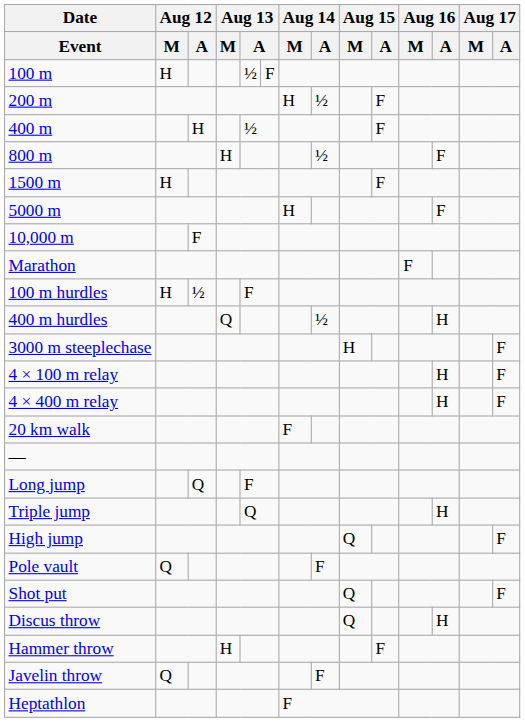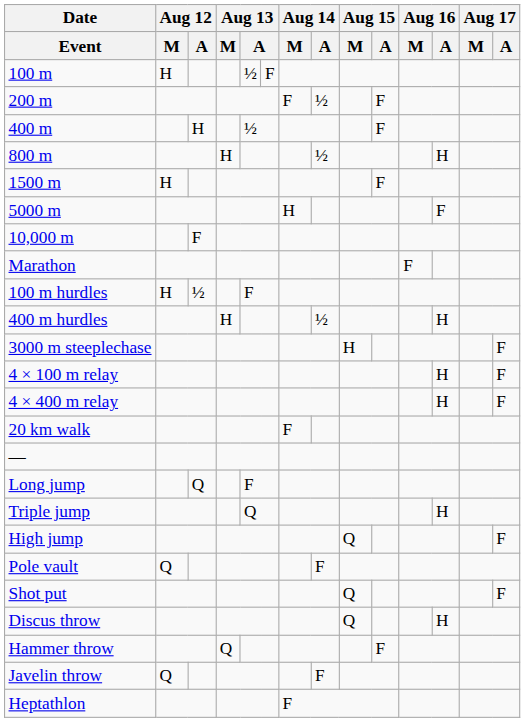(289, 100) H -> (287, 100) F
(441, 155) F -> (442, 155) H
(226, 319) Q -> (226, 319) H
(226, 648) H -> (226, 648) Q
